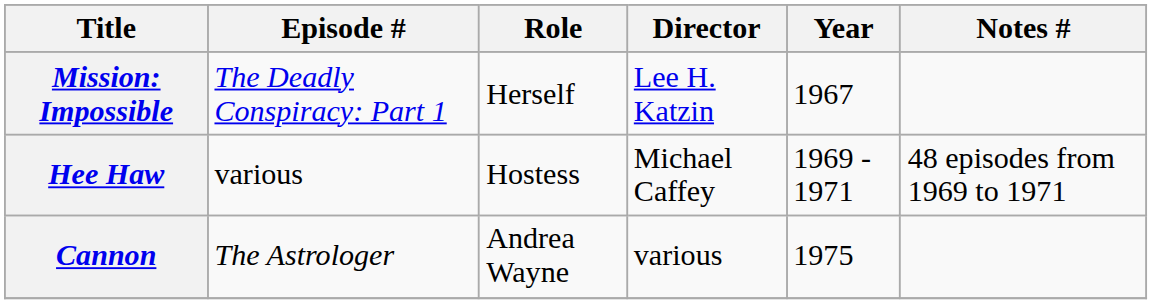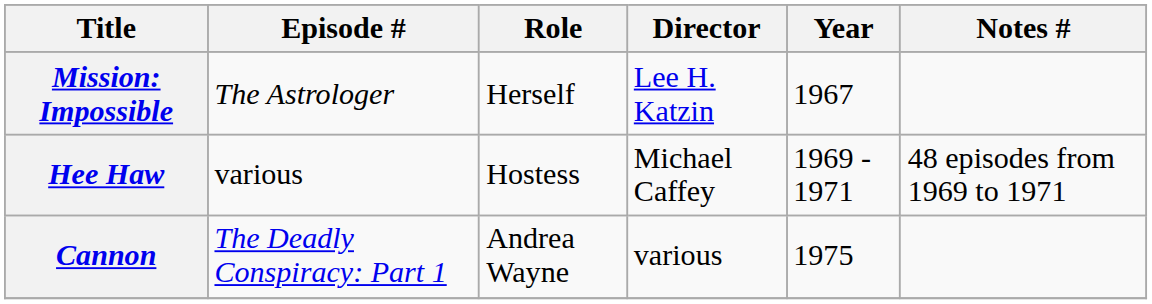(331, 92) The Deadly Conspiracy: Part 1 -> (304, 92) The Astrologer
(304, 256) The Astrologer -> (331, 256) The Deadly Conspiracy: Part 1
